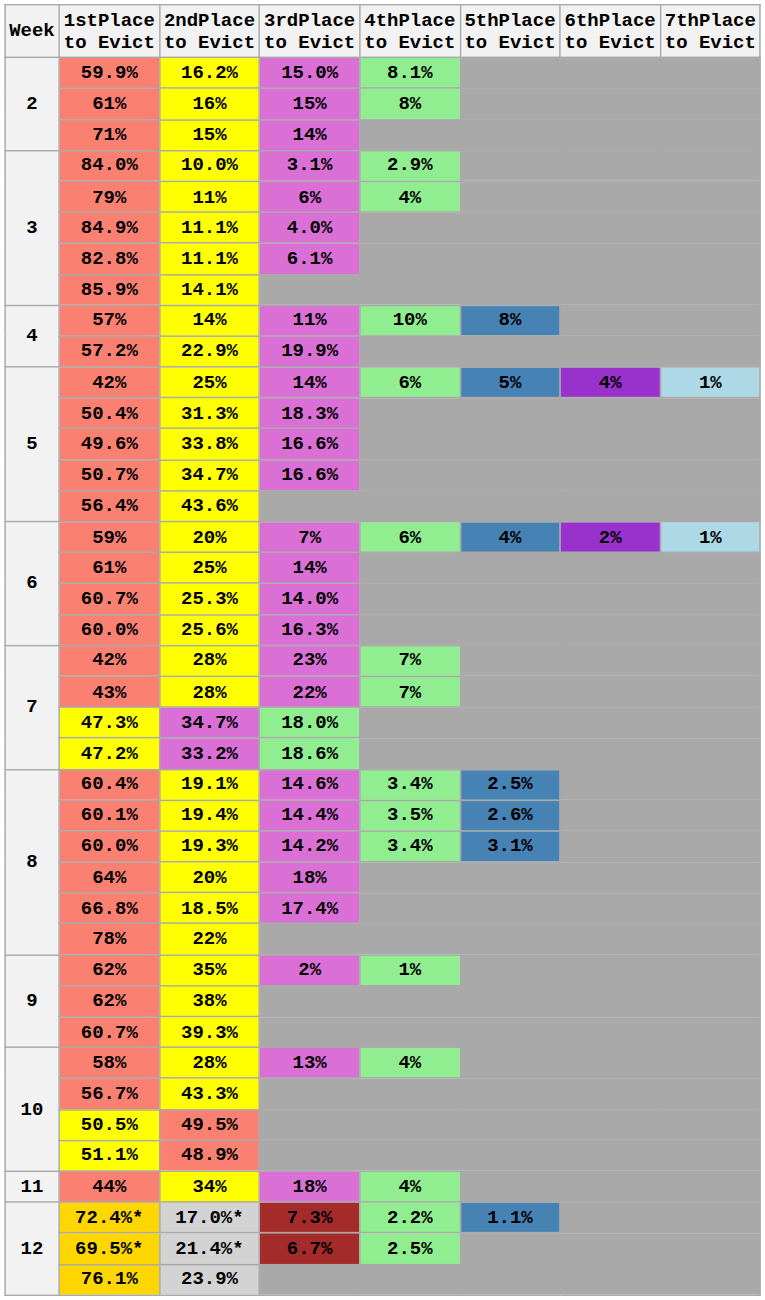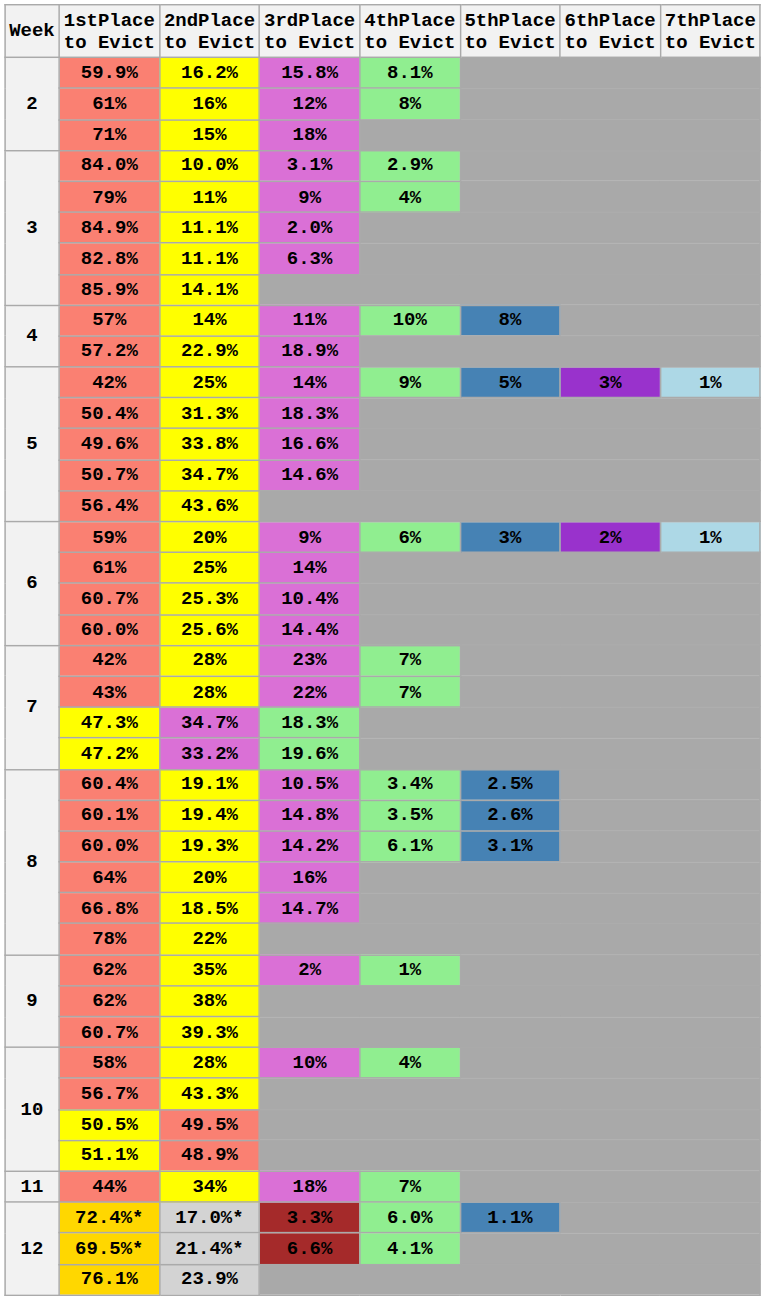(310, 73) 15.0% -> (310, 73) 15.8%
(310, 104) 15% -> (310, 104) 12%
(310, 135) 14% -> (310, 135) 18%
(310, 197) 6% -> (310, 197) 9%
(310, 228) 4.0% -> (310, 228) 2.0%
(310, 259) 6.1% -> (310, 259) 6.3%
(310, 351) 19.9% -> (310, 351) 18.9%
(410, 382) 6% -> (410, 382) 9%
(610, 382) 4% -> (610, 382) 3%
(310, 475) 16.6% -> (310, 475) 14.6%
(310, 537) 7% -> (310, 537) 9%
(510, 537) 4% -> (510, 537) 3%
(310, 599) 14.0% -> (310, 599) 10.4%
(310, 630) 16.3% -> (310, 630) 14.4%
(310, 723) 18.0% -> (310, 723) 18.3%
(310, 754) 18.6% -> (310, 754) 19.6%
(310, 785) 14.6% -> (310, 785) 10.5%
(310, 815) 14.4% -> (310, 815) 14.8%
(410, 846) 3.4% -> (410, 846) 6.1%
(310, 877) 18% -> (310, 877) 16%
(310, 908) 17.4% -> (310, 908) 14.7%
(310, 1063) 13% -> (310, 1063) 10%
(410, 1187) 4% -> (410, 1187) 7%
(310, 1218) 7.3% -> (310, 1218) 3.3%
(410, 1218) 2.2% -> (410, 1218) 6.0%
(310, 1249) 6.7% -> (310, 1249) 6.6%
(410, 1249) 2.5% -> (410, 1249) 4.1%
